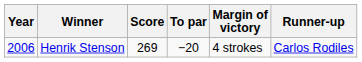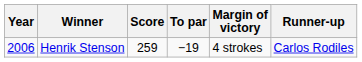(147, 48) 269 -> (147, 48) 259
(188, 48) −20 -> (188, 48) −19
